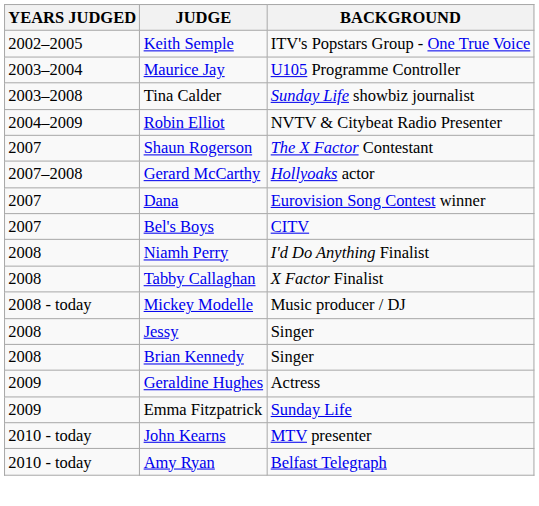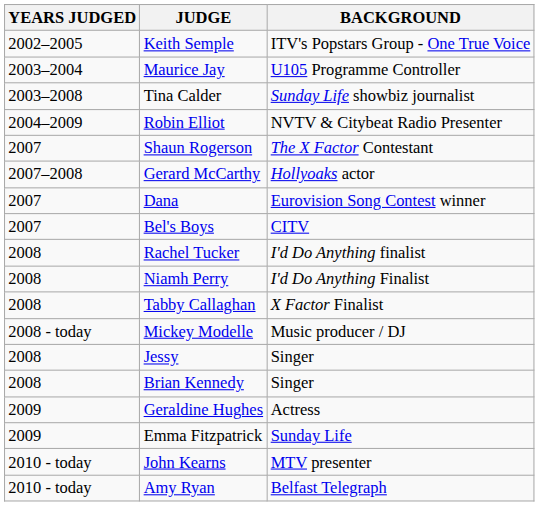+ row: (191, 252)
